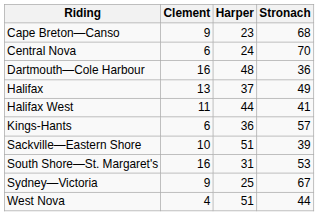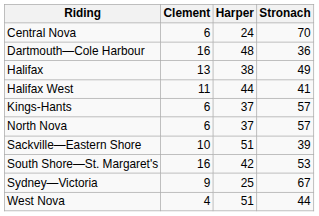- row: (63, 32)
(247, 88) 37 -> (247, 70) 38
(247, 126) 36 -> (247, 107) 37
+ row: (37, 126)
(247, 164) 31 -> (247, 164) 42
